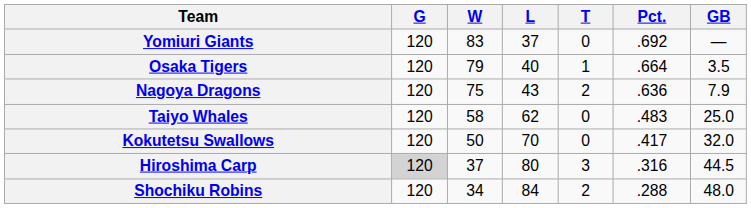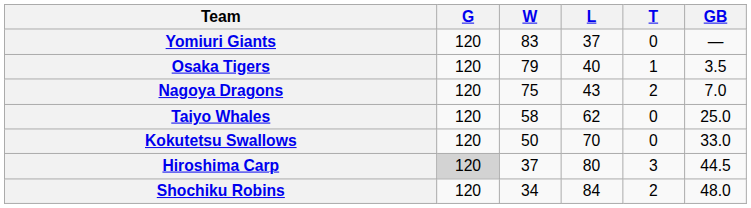- column: (652, 16)
(719, 91) 7.9 -> (715, 91) 7.0
(719, 141) 32.0 -> (715, 141) 33.0
